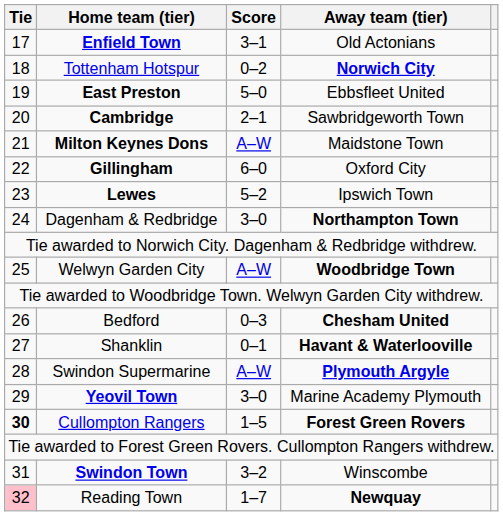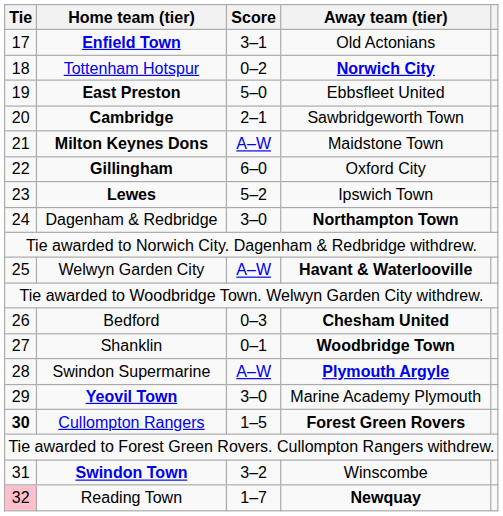(386, 270) Woodbridge Town -> (386, 270) Havant & Waterlooville
(386, 346) Havant & Waterlooville -> (386, 346) Woodbridge Town
